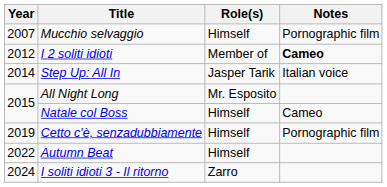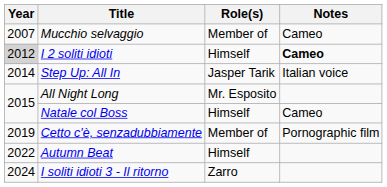(229, 34) Himself -> (238, 34) Member of
(331, 34) Pornographic film -> (302, 34) Cameo
(21, 53) no background -> (21, 53) lightgrey background
(238, 53) Member of -> (229, 53) Himself
(229, 133) Himself -> (238, 133) Member of
